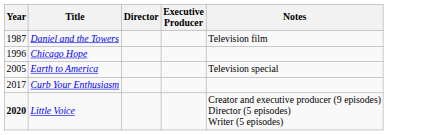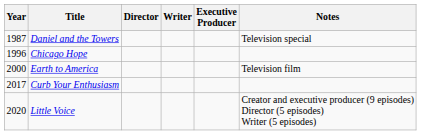+ column: (177, 17)
(238, 38) Television film -> (276, 38) Television special
(16, 69) 2005 -> (16, 69) 2000
(243, 69) Television special -> (271, 69) Television film
(16, 111) bold -> (16, 111) normal
